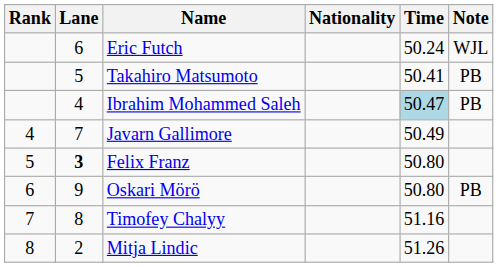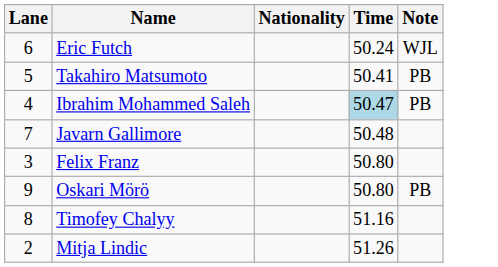- column: (30, 18)
(424, 133) 50.49 -> (373, 133) 50.48
(79, 162) bold -> (28, 162) normal
